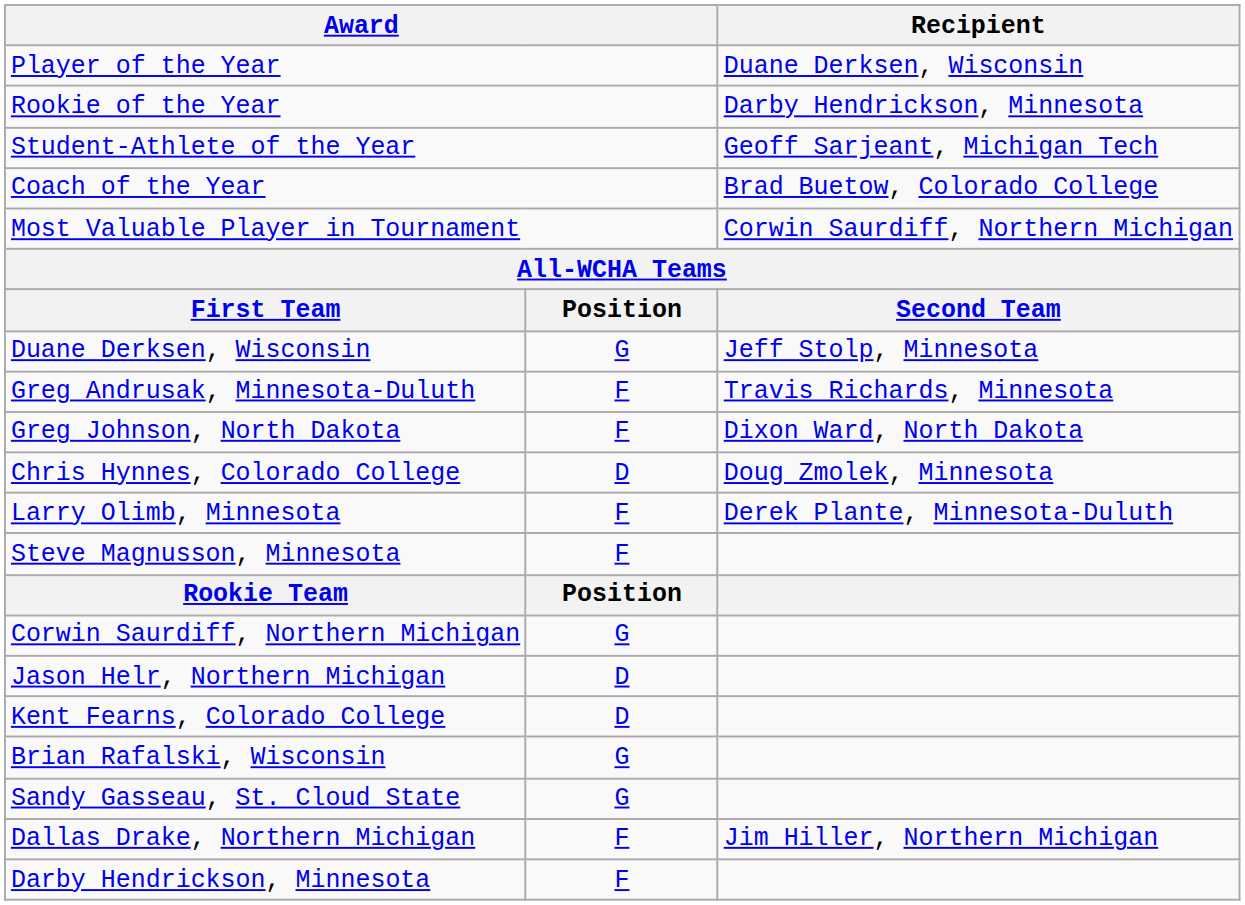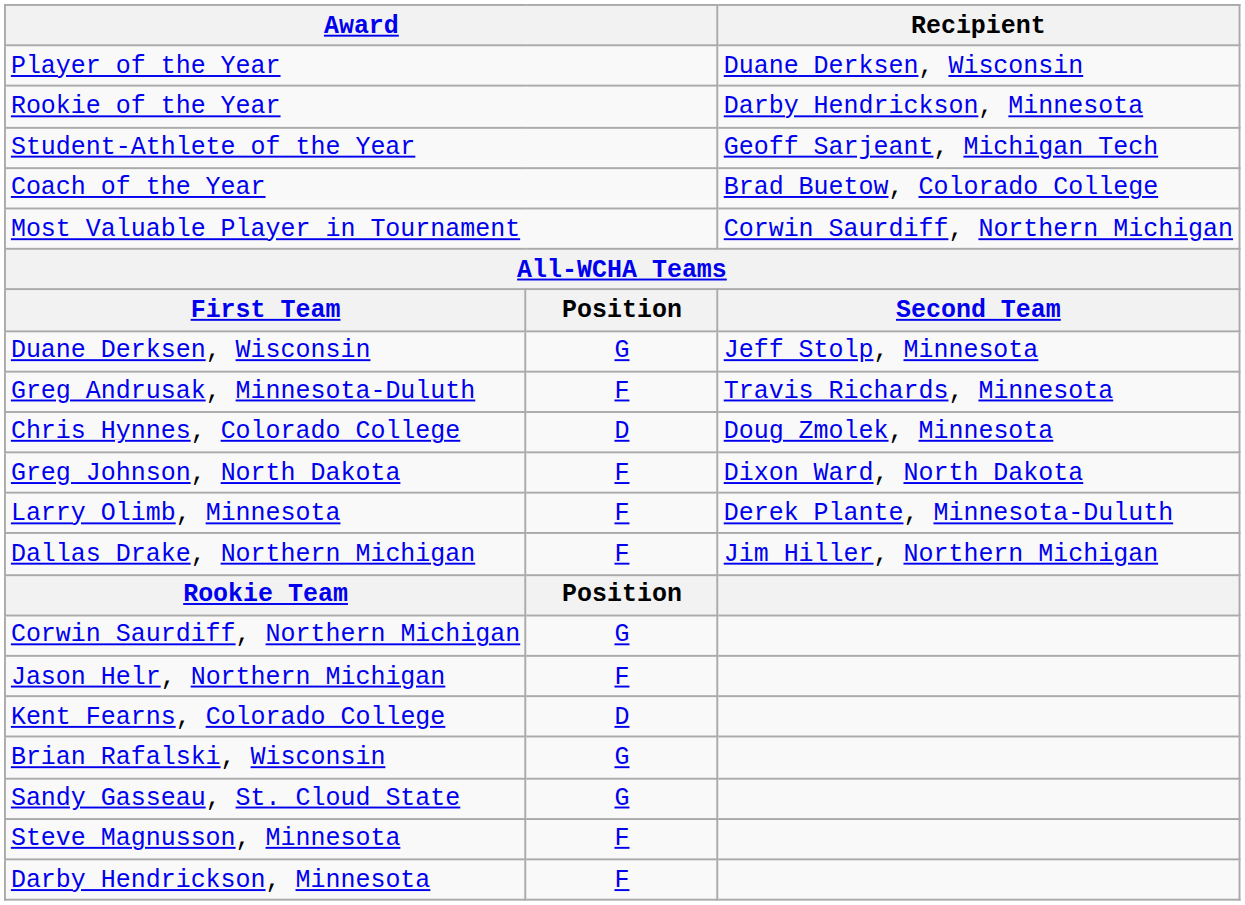rows swapped: (236, 473) <-> (206, 432)
rows swapped: (243, 839) <-> (206, 554)
(622, 676) D -> (622, 676) F
